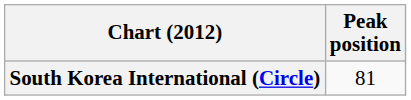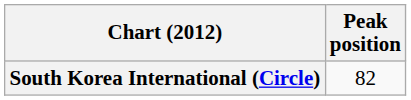(365, 77) 81 -> (365, 77) 82
